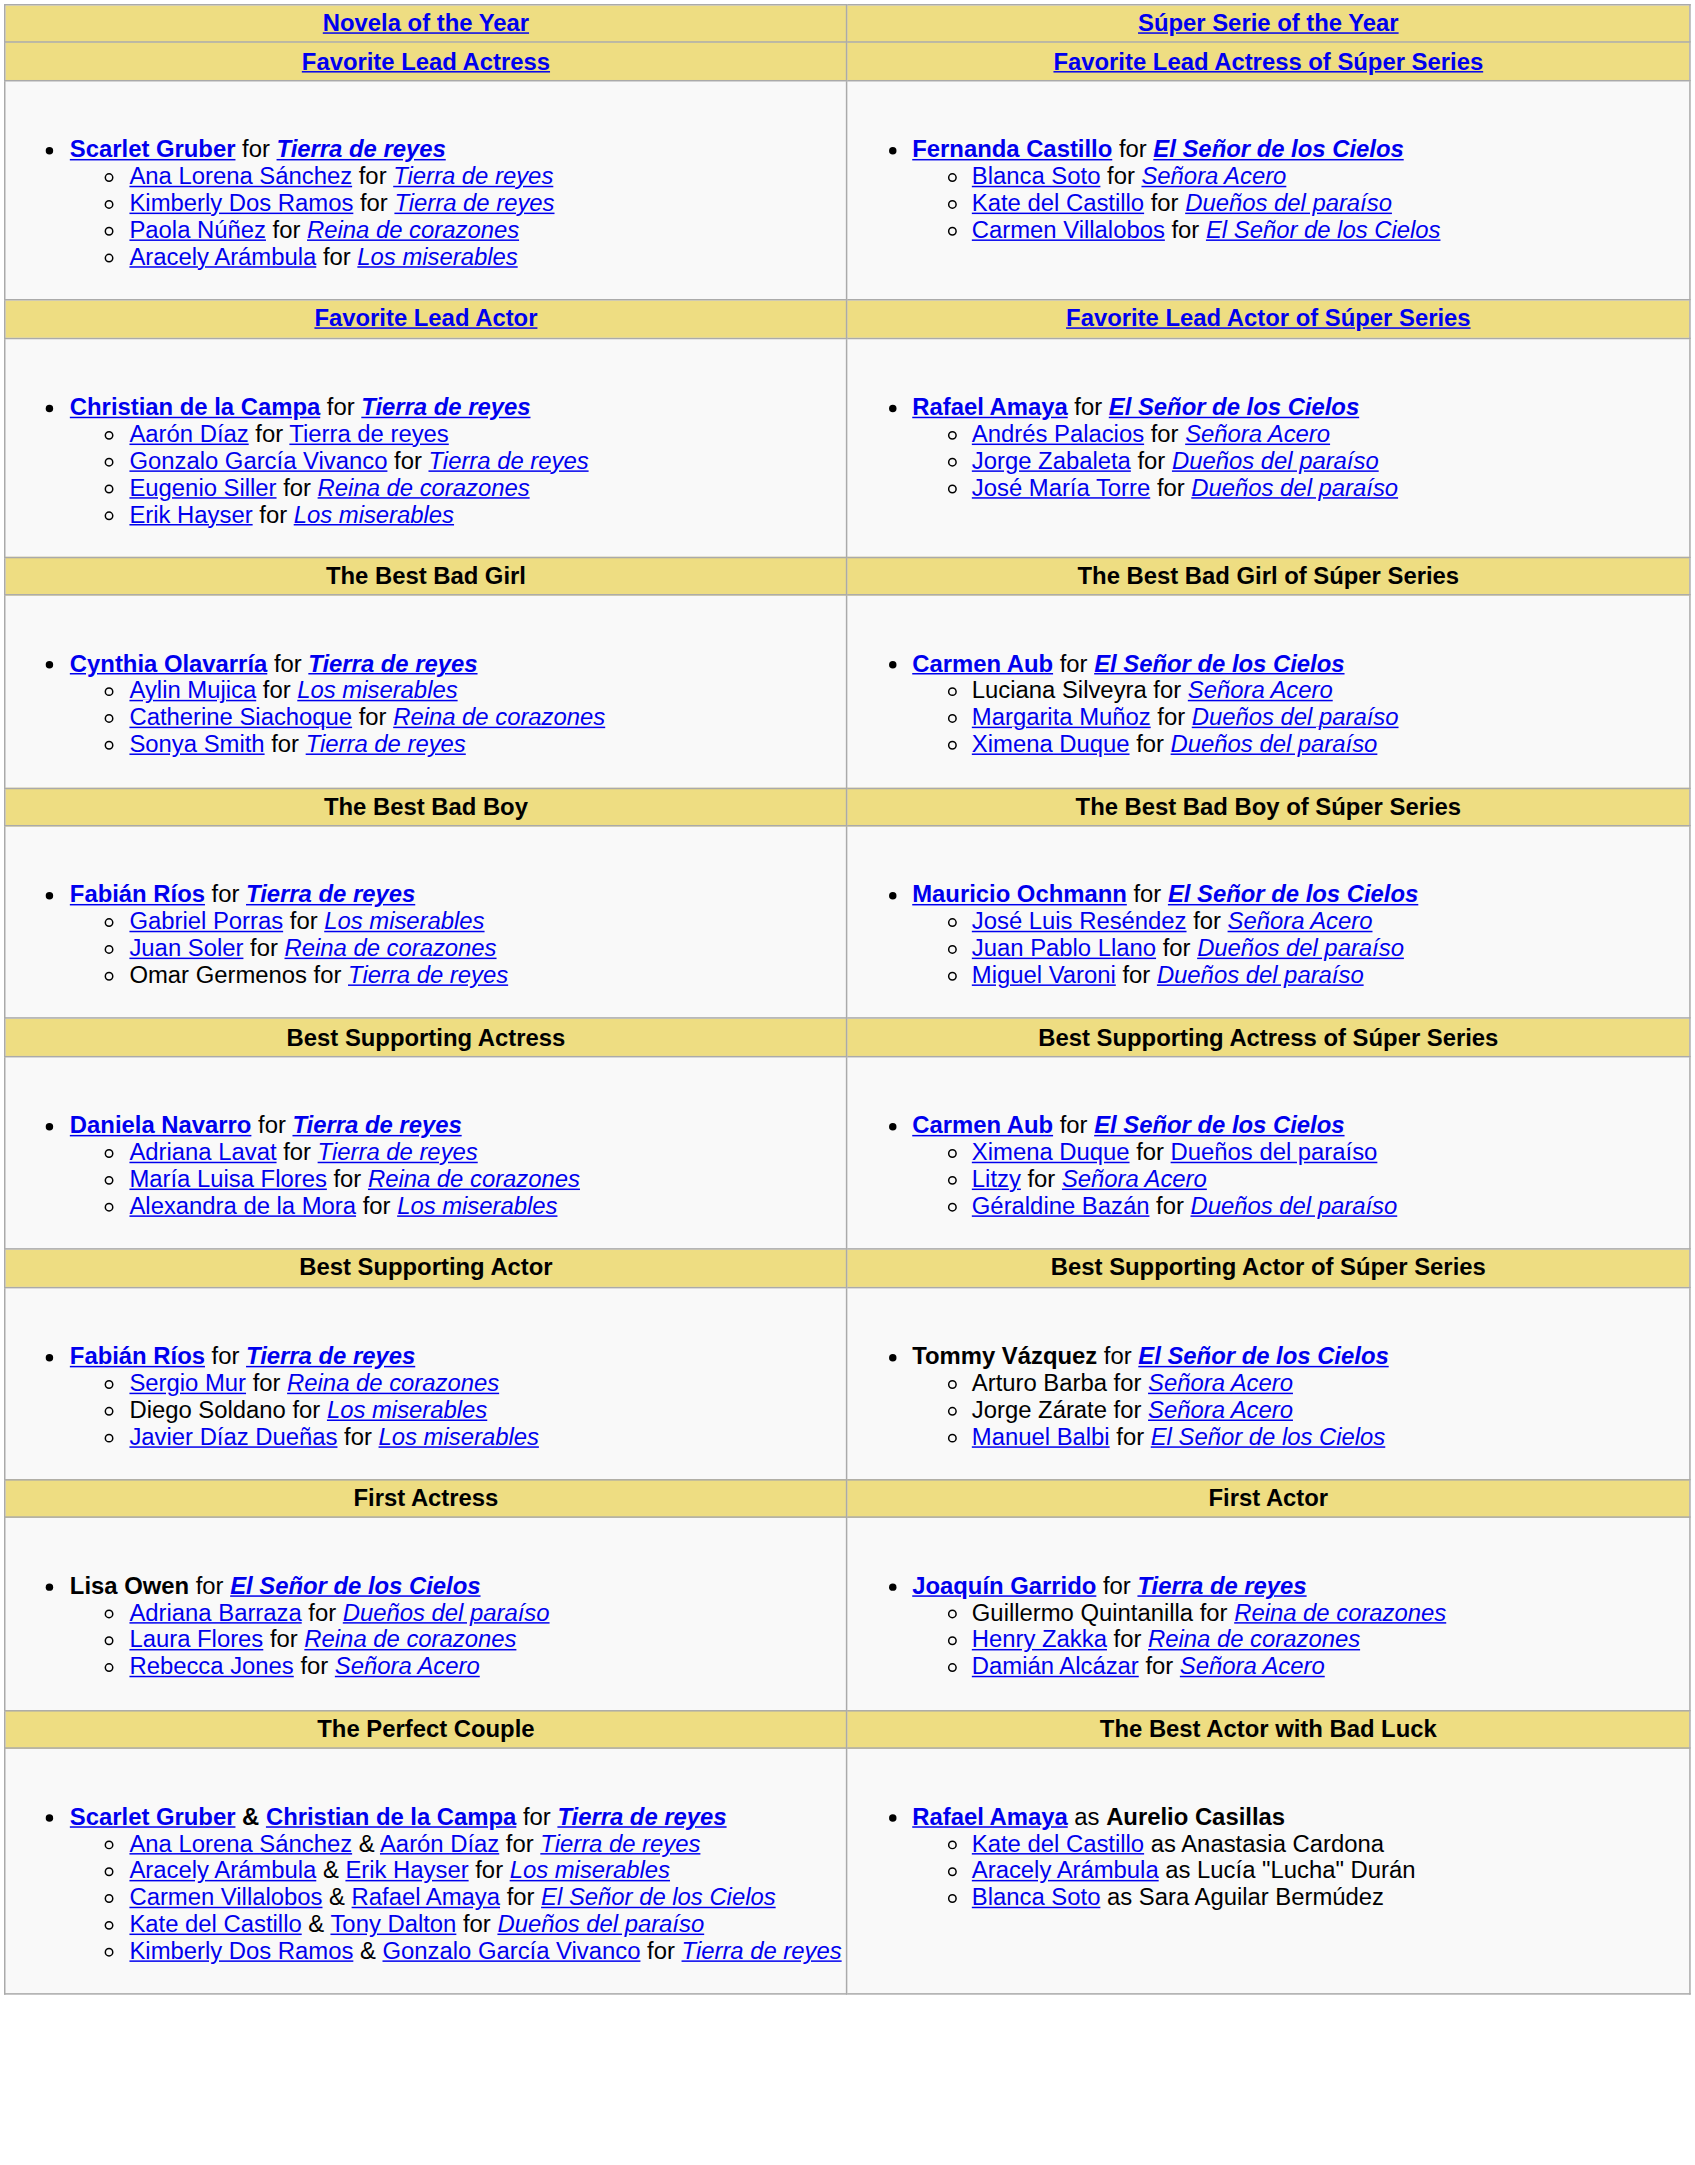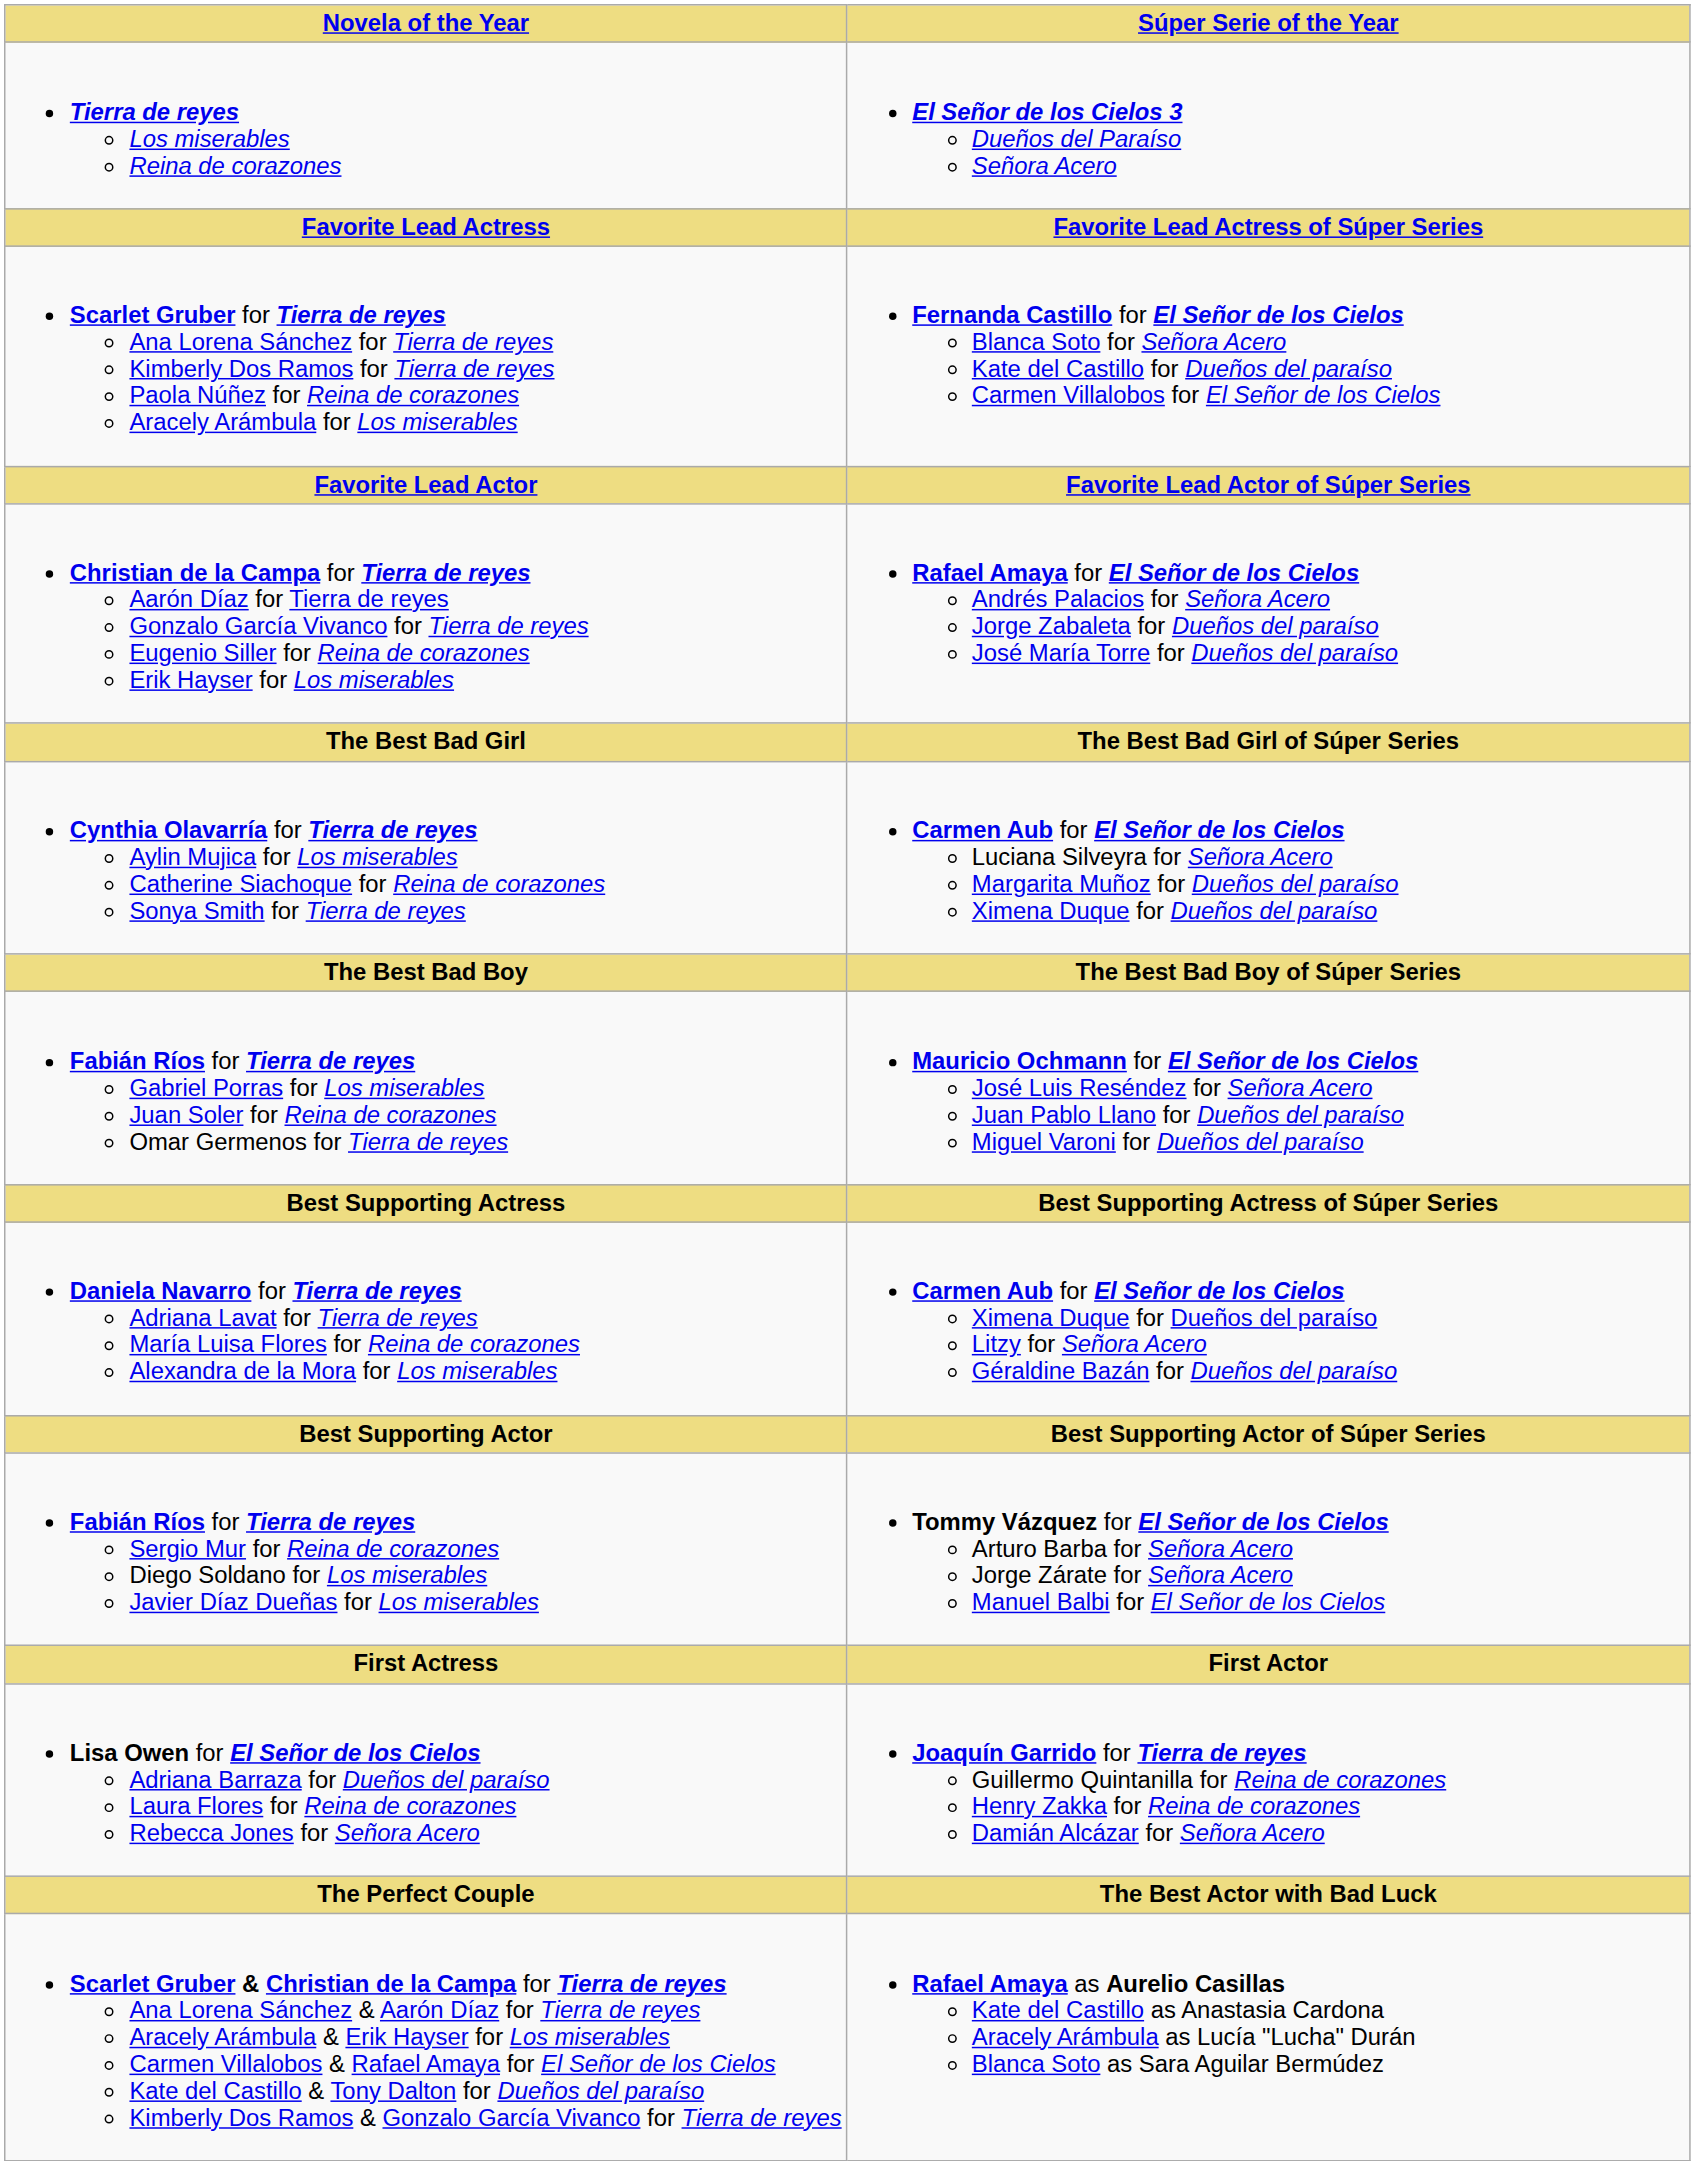+ row: (426, 139)
